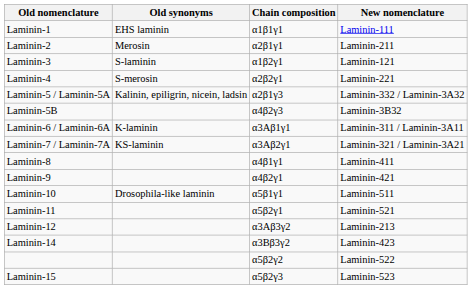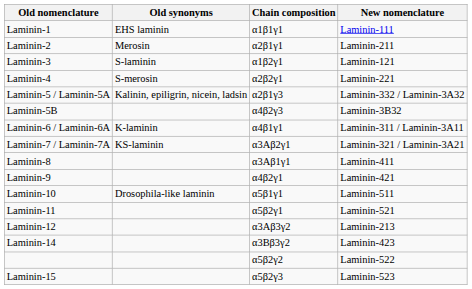(271, 128) α3Aβ1γ1 -> (267, 128) α4β1γ1
(267, 161) α4β1γ1 -> (271, 161) α3Aβ1γ1
